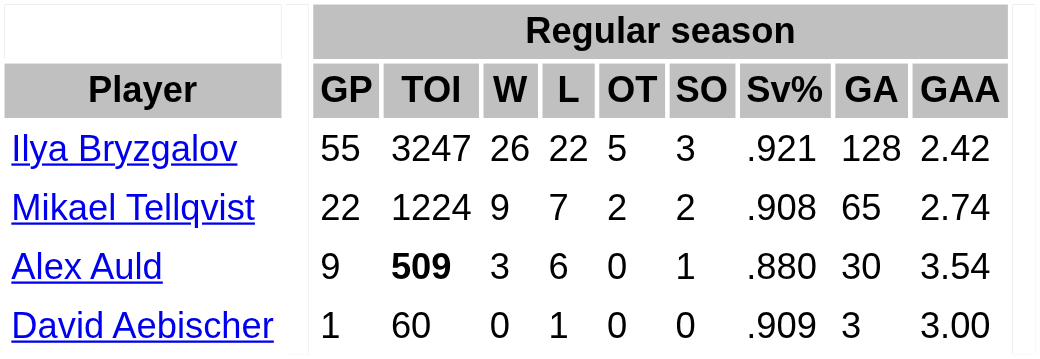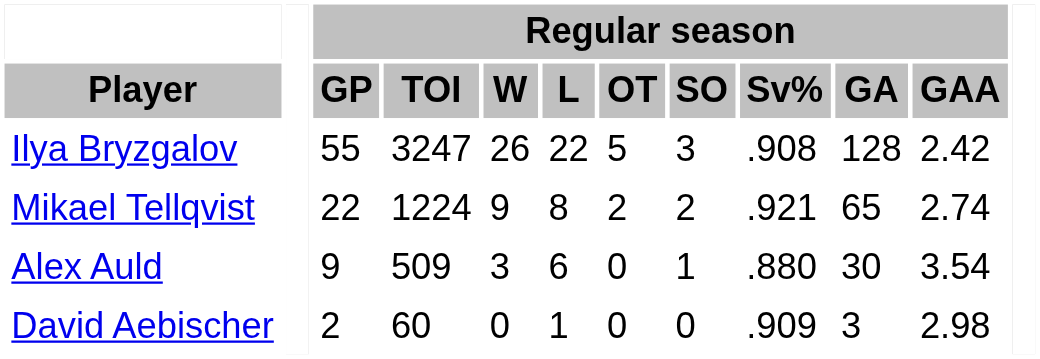(782, 149) .921 -> (782, 149) .908
(559, 208) 7 -> (559, 208) 8
(782, 208) .908 -> (782, 208) .921
(421, 267) bold -> (421, 267) normal
(330, 326) 1 -> (330, 326) 2
(955, 326) 3.00 -> (955, 326) 2.98
